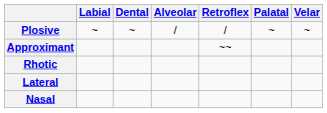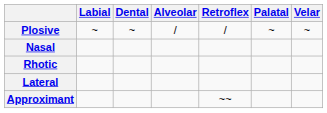rows swapped: (40, 99) <-> (40, 47)
